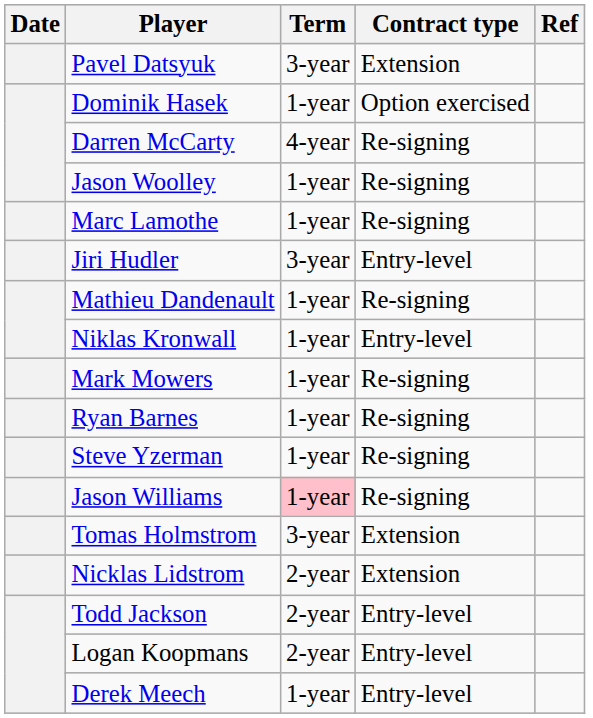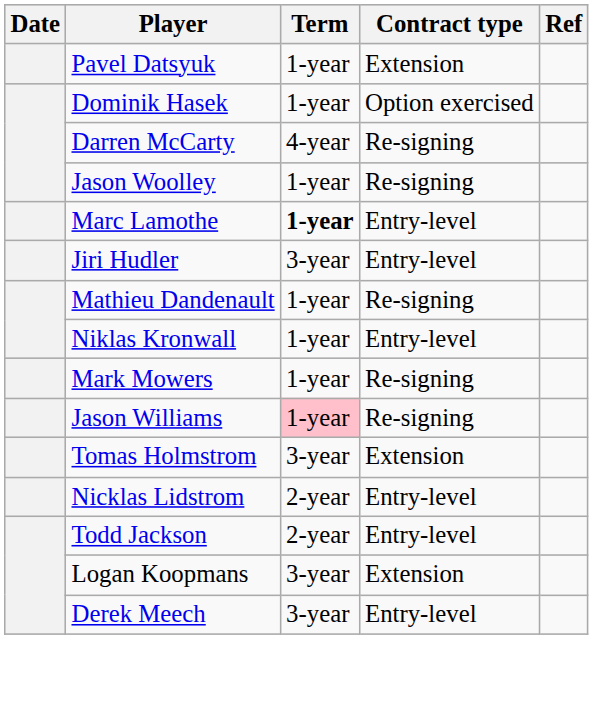(318, 63) 3-year -> (318, 63) 1-year
(318, 220) normal -> (320, 220) bold
(415, 220) Re-signing -> (421, 220) Entry-level
- row: (135, 417)
- row: (147, 456)
(410, 574) Extension -> (421, 496) Entry-level
(318, 653) 2-year -> (318, 574) 3-year
(417, 653) Entry-level -> (415, 574) Extension
(318, 692) 1-year -> (318, 614) 3-year
